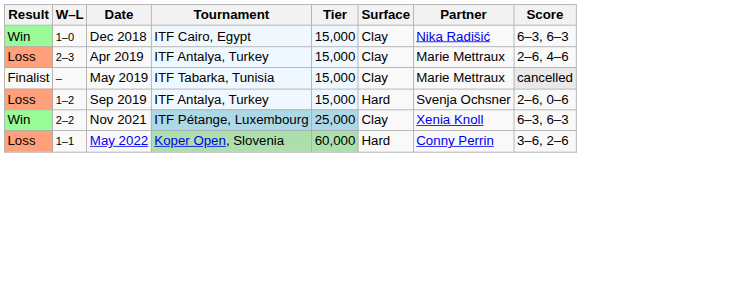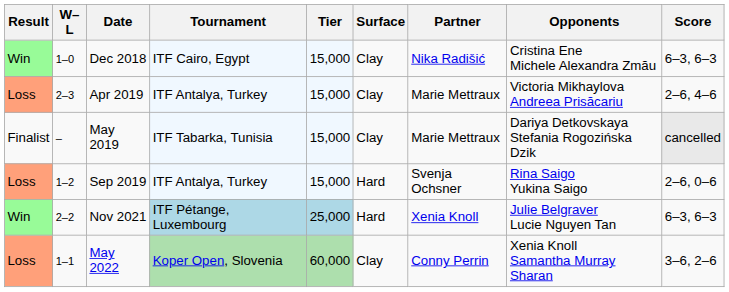+ column: (584, 22)
(375, 120) Clay -> (371, 217) Hard
(376, 141) Hard -> (370, 260) Clay
